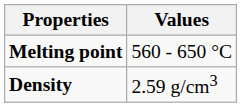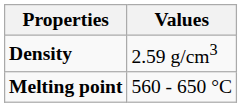rows swapped: (41, 84) <-> (66, 50)
